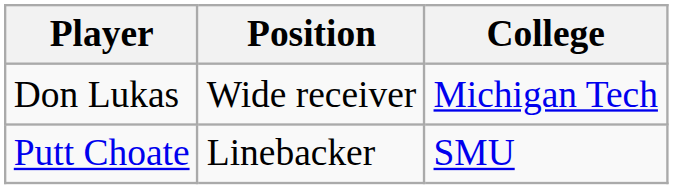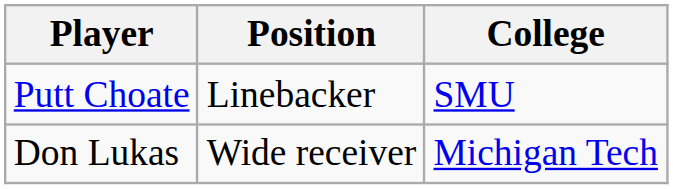rows swapped: (102, 152) <-> (96, 93)
